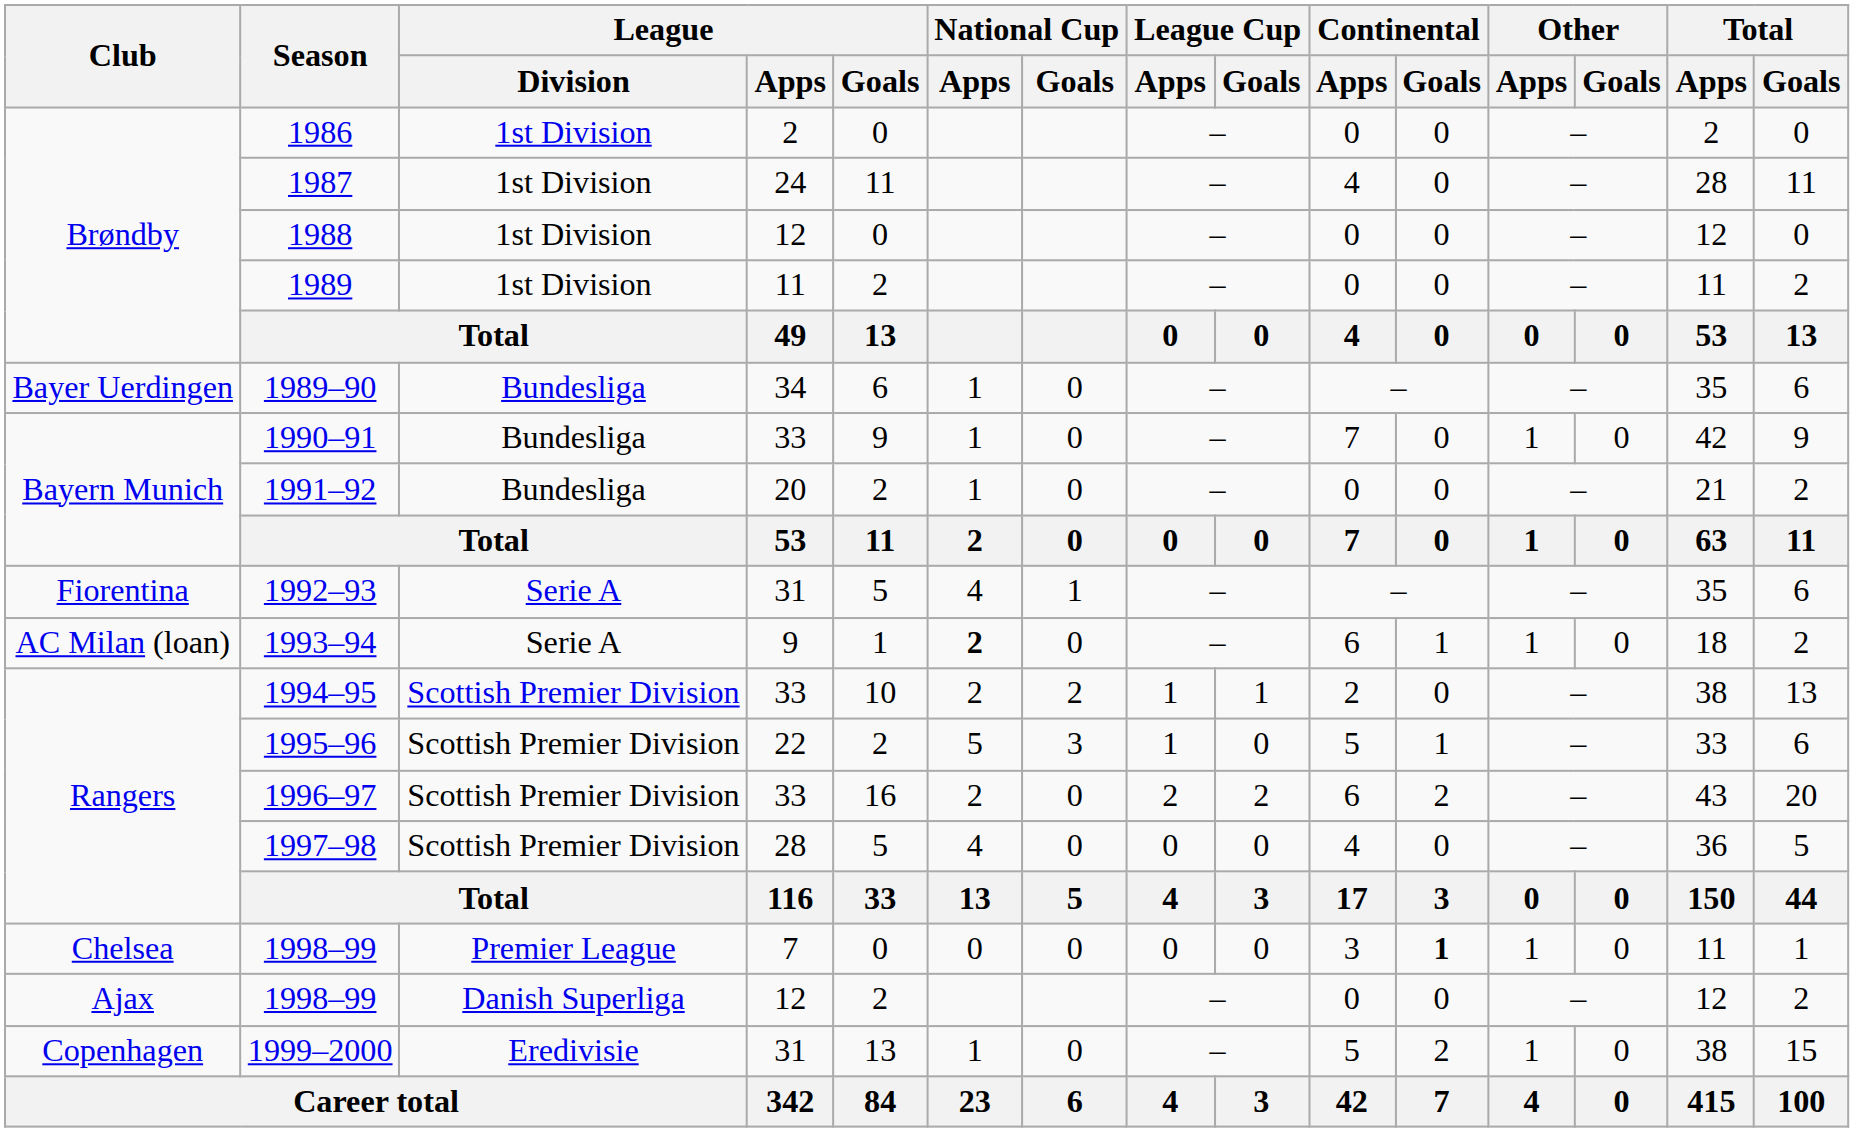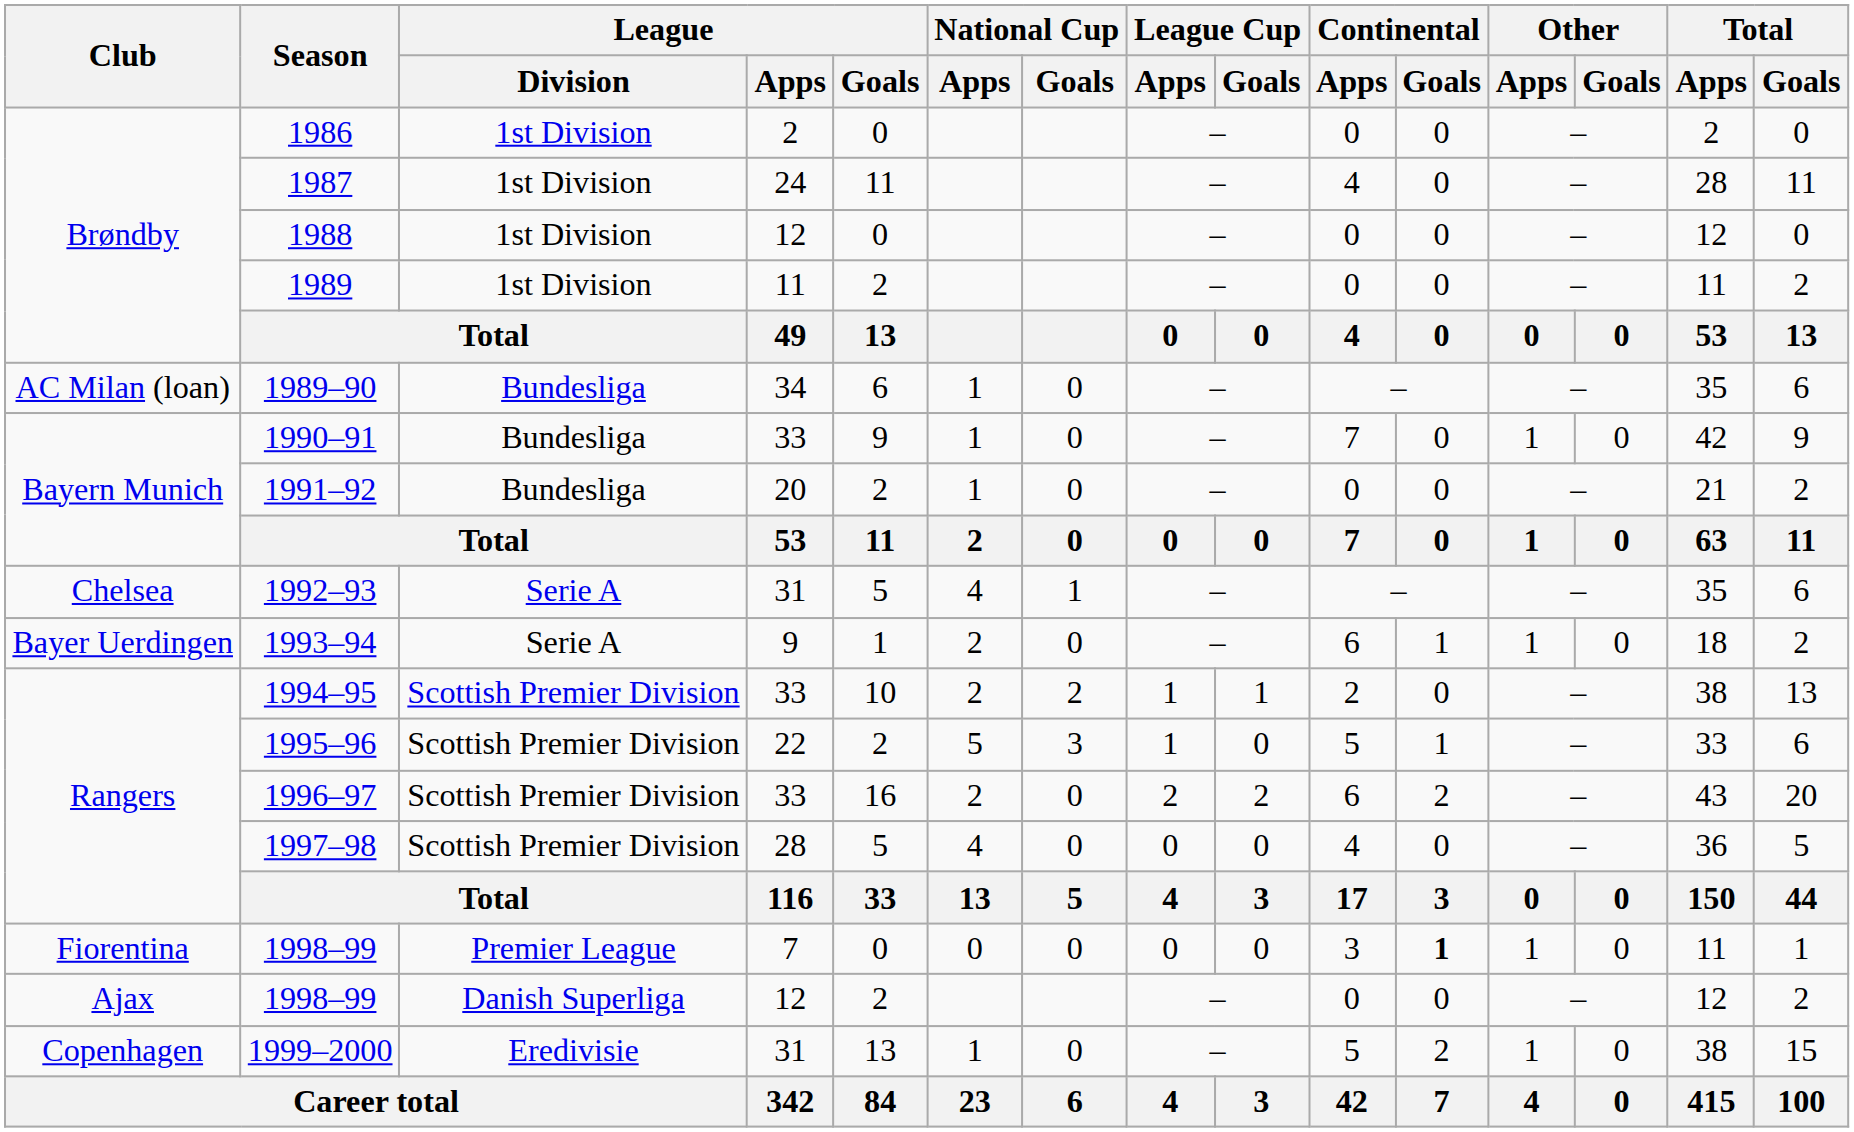(123, 387) Bayer Uerdingen -> (123, 387) AC Milan (loan)
(123, 591) Fiorentina -> (123, 591) Chelsea
(123, 642) AC Milan (loan) -> (123, 642) Bayer Uerdingen
(975, 642) bold -> (975, 642) normal
(123, 948) Chelsea -> (123, 948) Fiorentina
